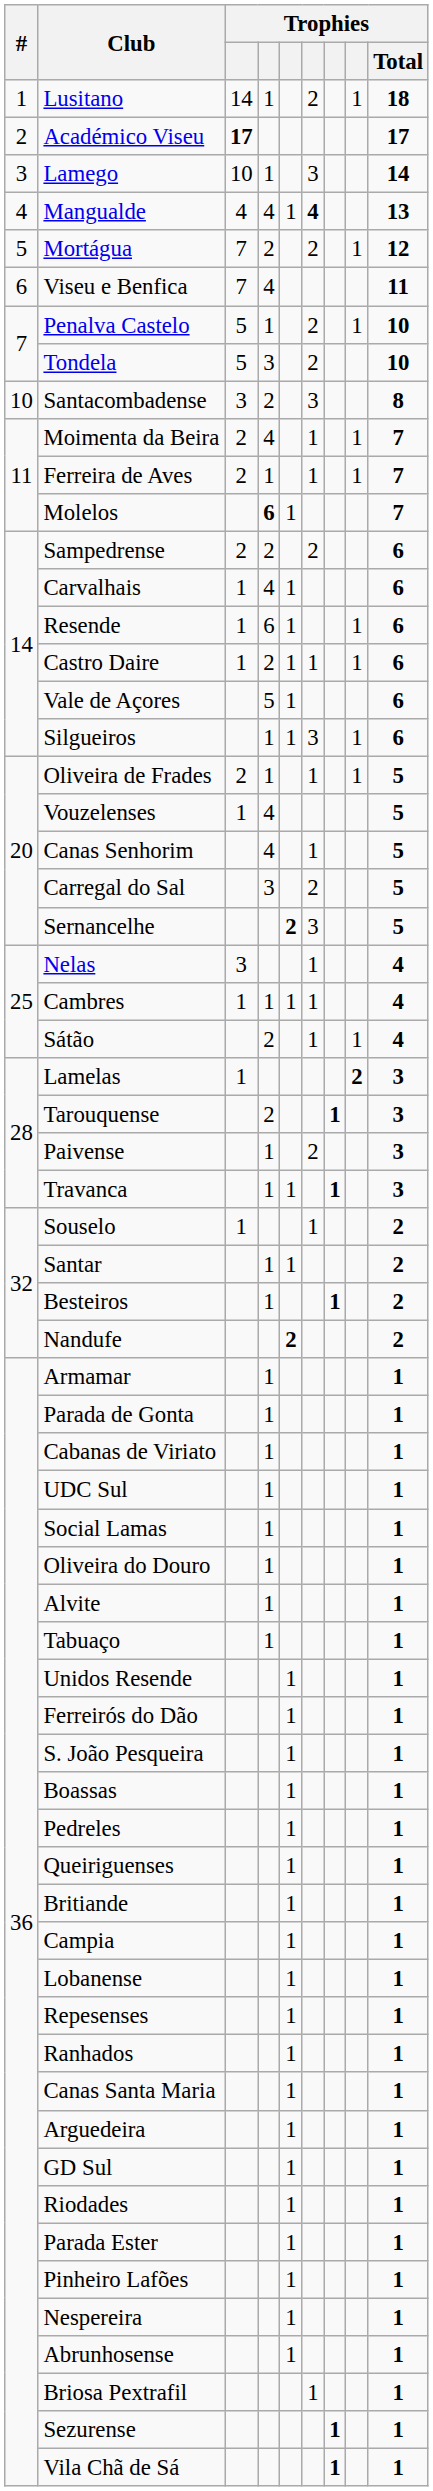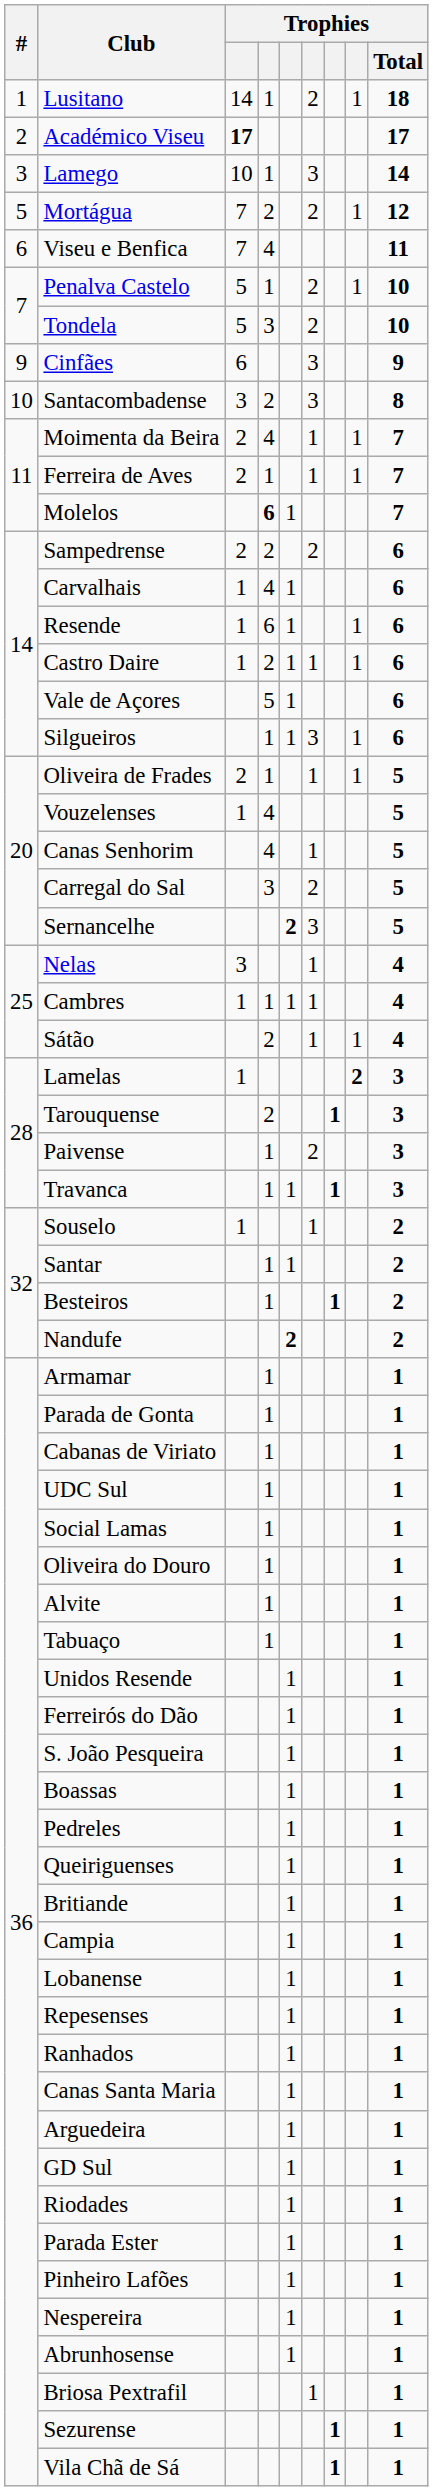- row: (95, 211)
+ row: (78, 361)
